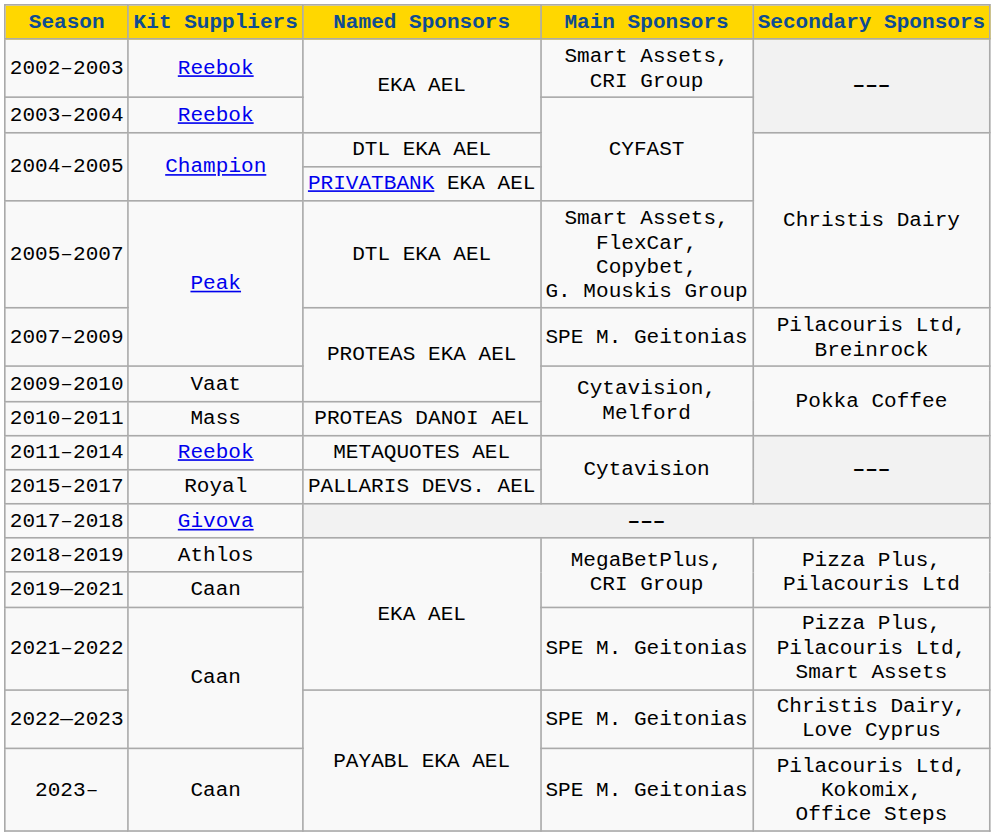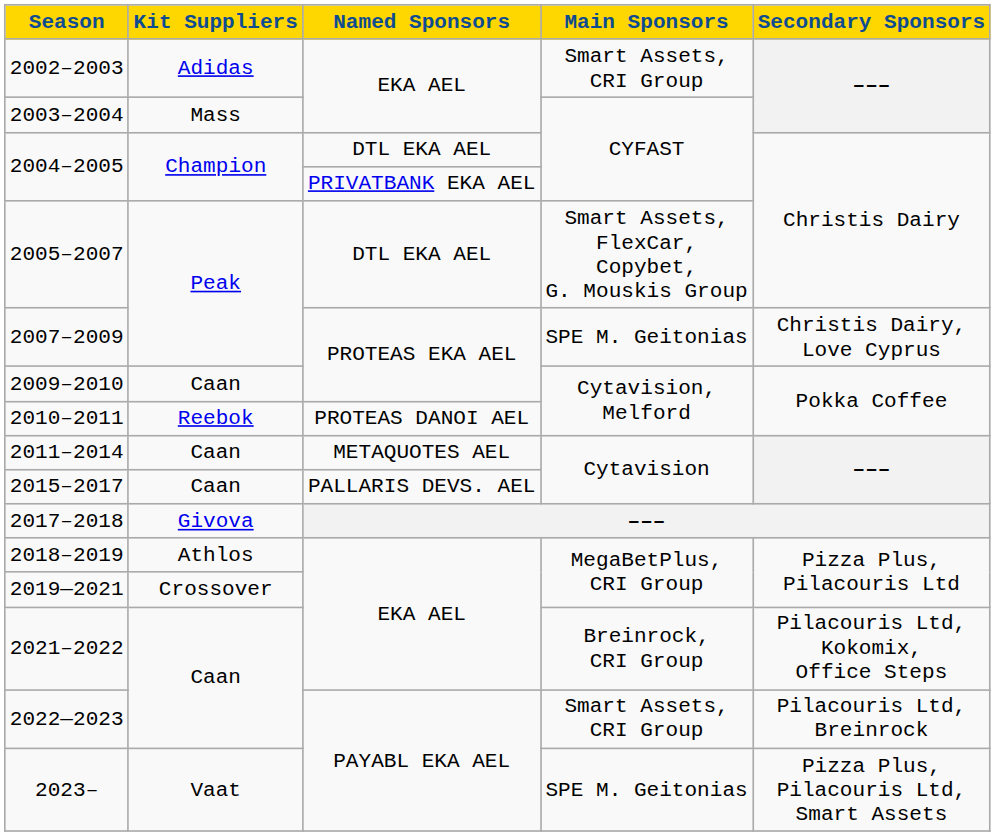(216, 68) Reebok -> (216, 68) Adidas
(216, 115) Reebok -> (216, 115) Mass
(871, 337) Pilacouris Ltd, Breinrock -> (871, 337) Christis Dairy, Love Cyprus
(216, 384) Vaat -> (216, 384) Caan
(216, 418) Mass -> (216, 418) Reebok
(216, 452) Reebok -> (216, 452) Caan
(216, 487) Royal -> (216, 487) Caan
(216, 590) Caan -> (216, 590) Crossover
(647, 648) SPE M. Geitonias -> (647, 648) Breinrock, CRI Group
(871, 648) Pizza Plus, Pilacouris Ltd, Smart Assets -> (871, 648) Pilacouris Ltd, Kokomix, Office Steps
(647, 719) SPE M. Geitonias -> (647, 719) Smart Assets, CRI Group
(871, 719) Christis Dairy, Love Cyprus -> (871, 719) Pilacouris Ltd, Breinrock
(216, 790) Caan -> (216, 790) Vaat
(871, 790) Pilacouris Ltd, Kokomix, Office Steps -> (871, 790) Pizza Plus, Pilacouris Ltd, Smart Assets
